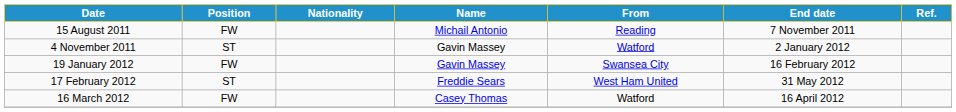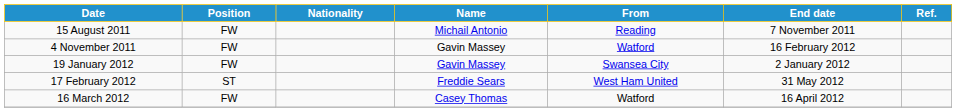(229, 47) ST -> (229, 47) FW
(813, 47) 2 January 2012 -> (813, 47) 16 February 2012
(813, 64) 16 February 2012 -> (813, 64) 2 January 2012
